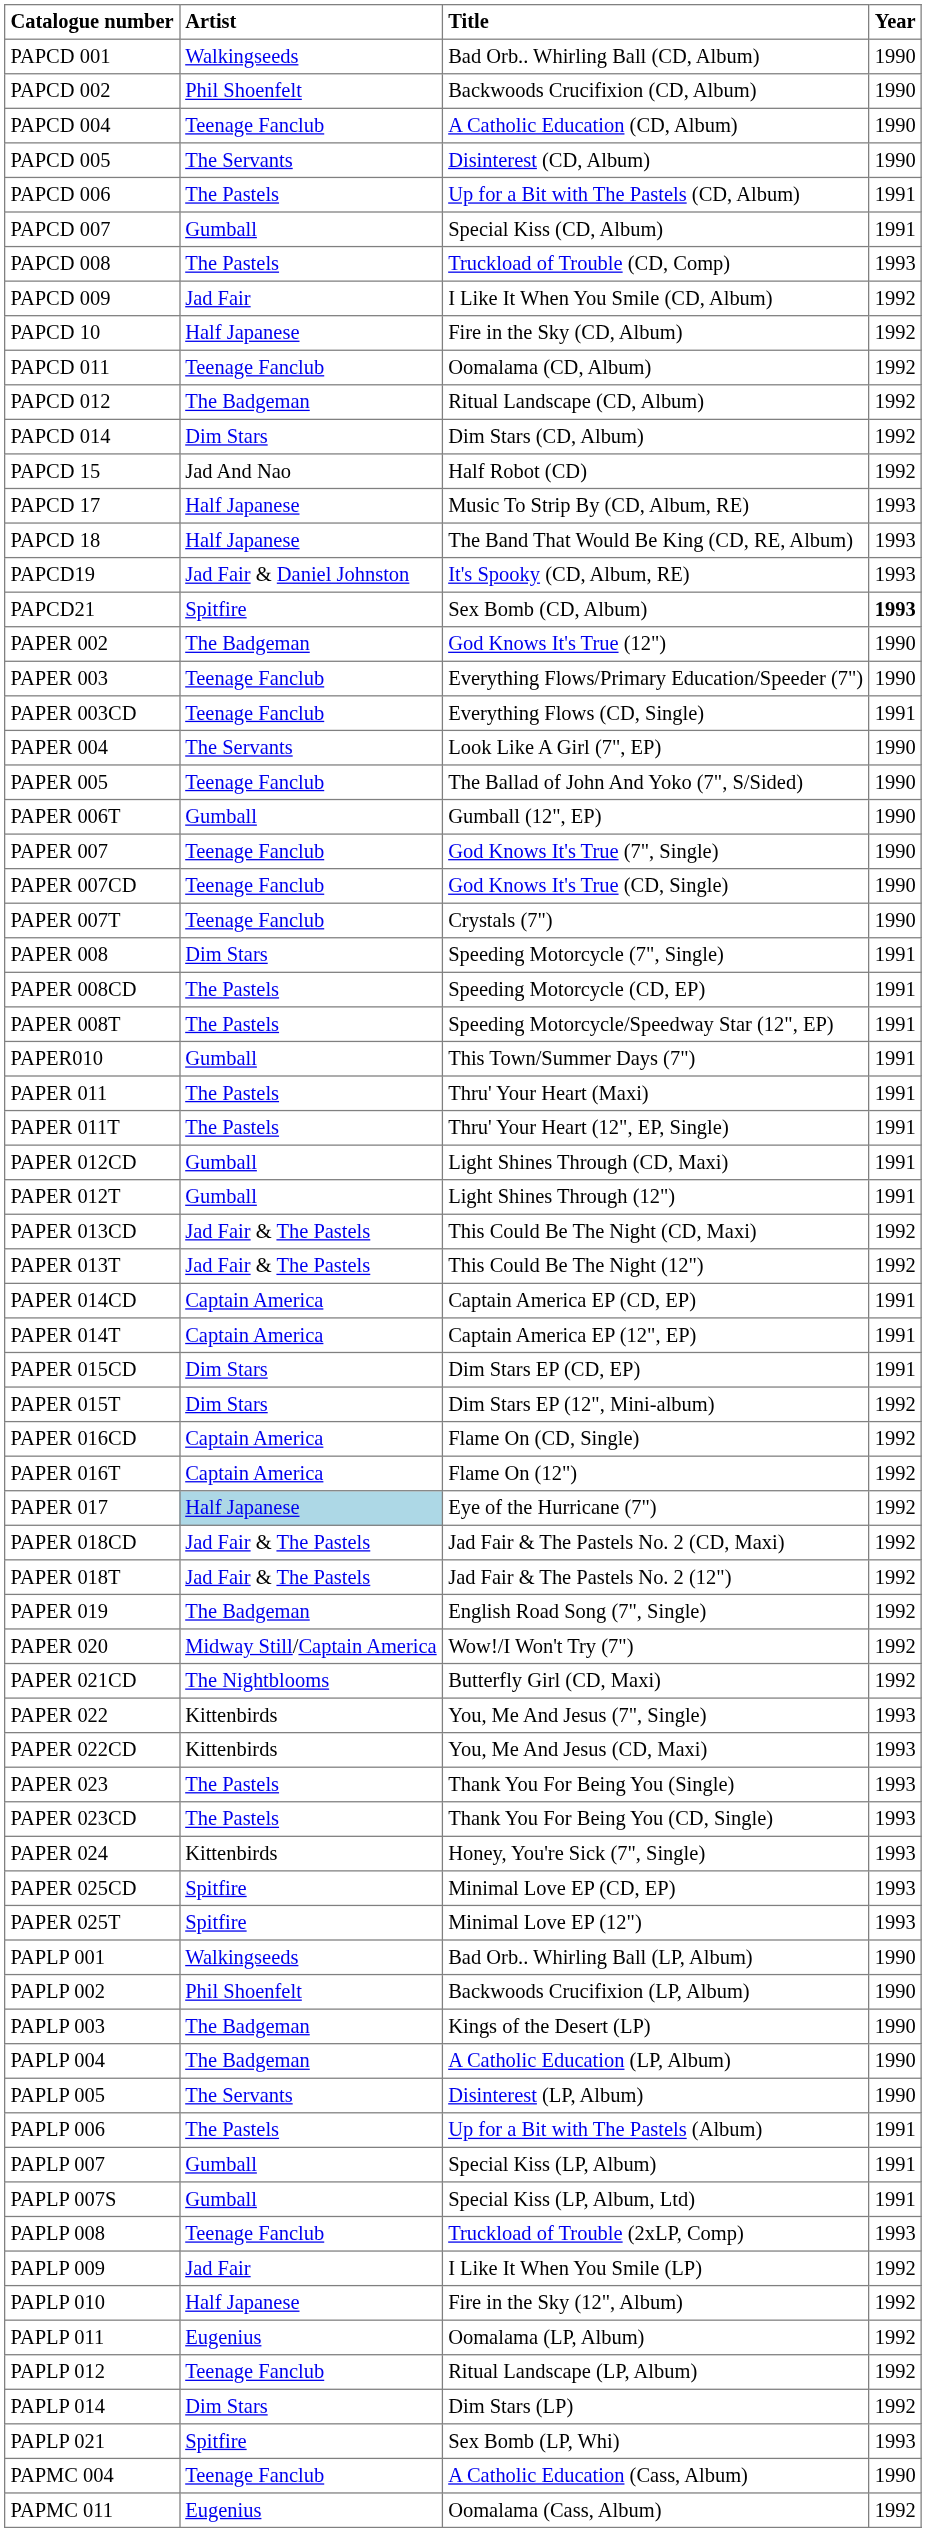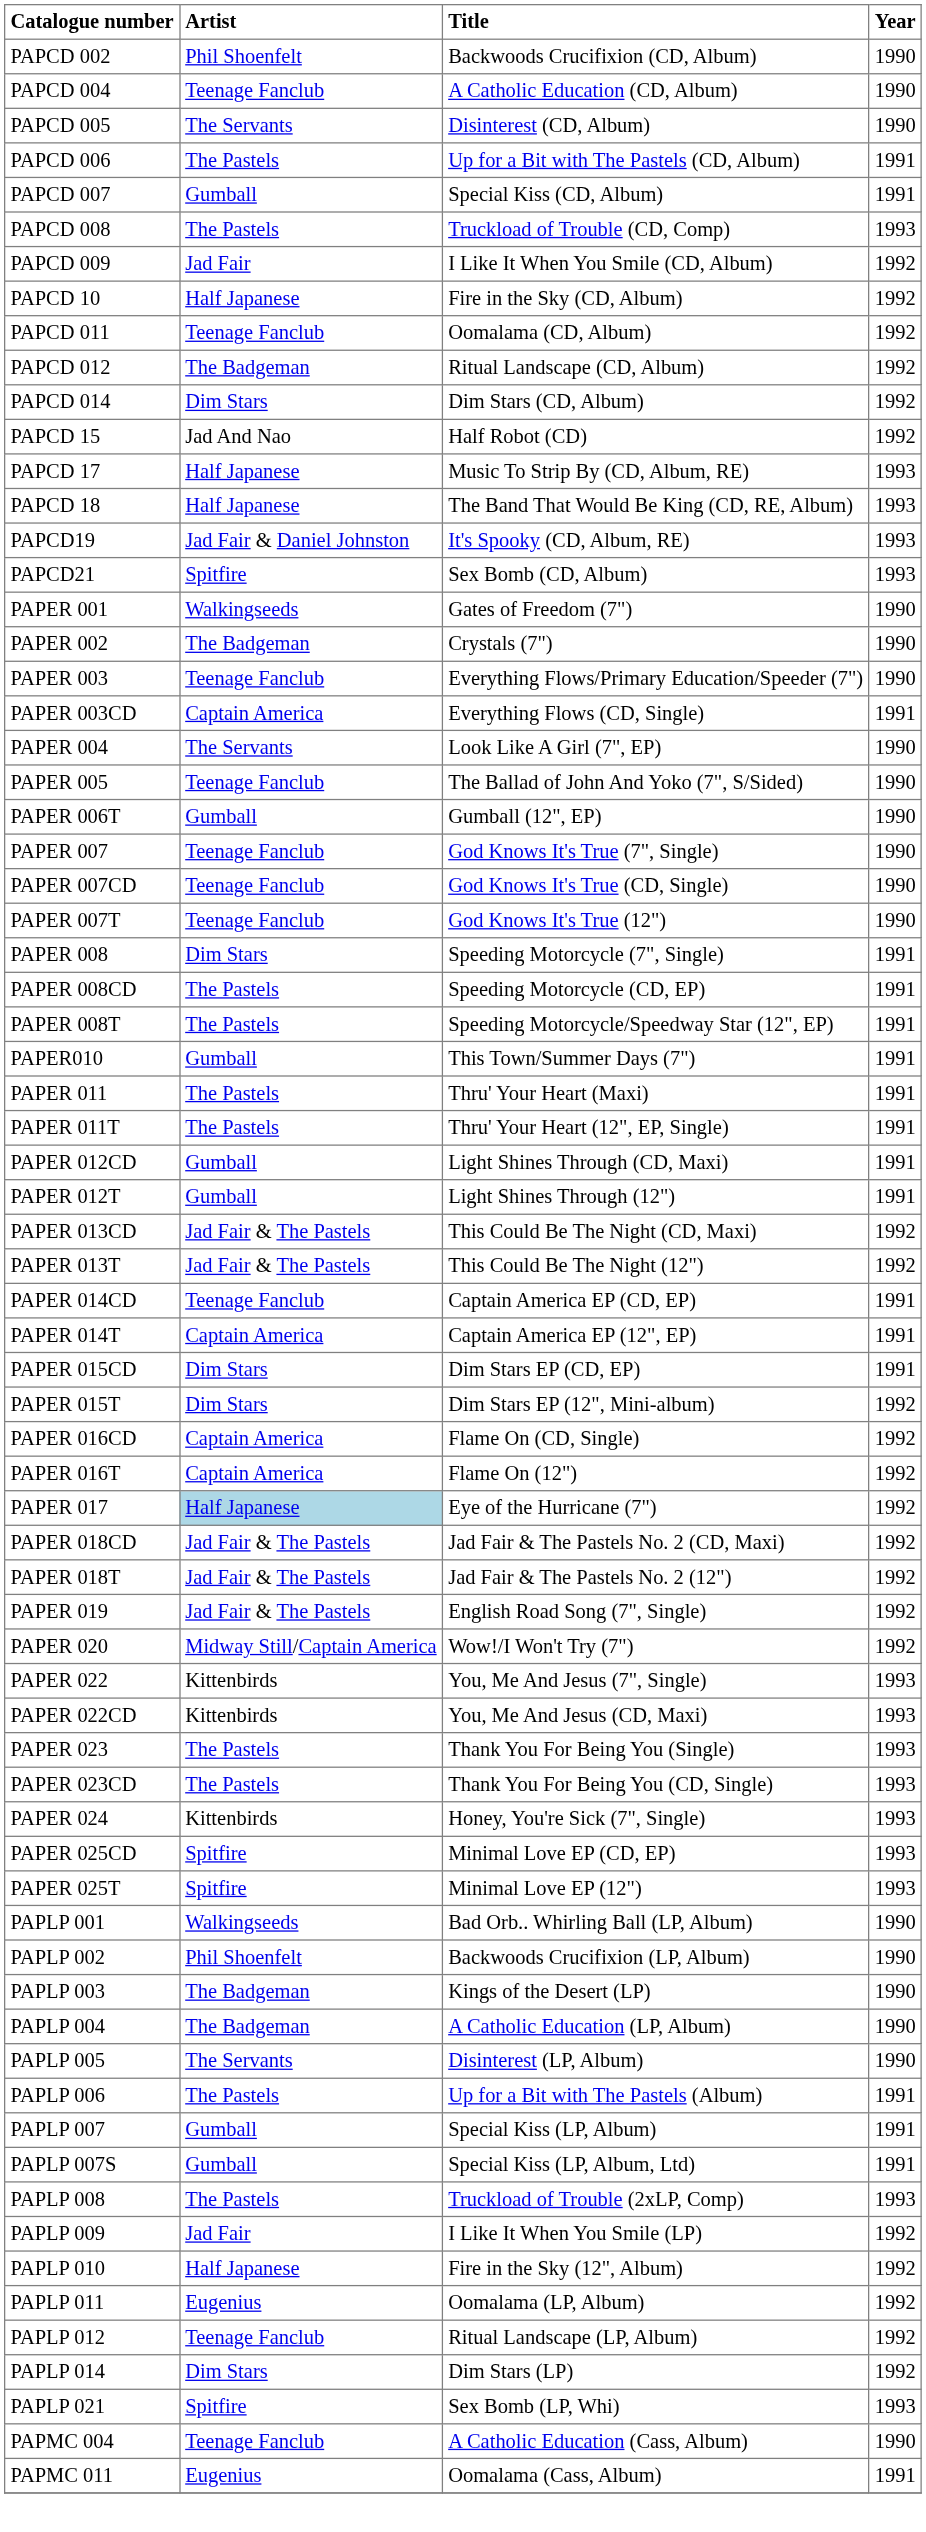- row: (60, 56)
(895, 609) bold -> (895, 574) normal
+ row: (59, 609)
(557, 643) God Knows It's True (12") -> (500, 643) Crystals (7")
(255, 712) Teenage Fanclub -> (254, 712) Captain America
(500, 920) Crystals (7") -> (557, 920) God Knows It's True (12")
(254, 1300) Captain America -> (255, 1300) Teenage Fanclub
(247, 1611) The Badgeman -> (278, 1611) Jad Fair & The Pastels
- row: (73, 1680)
(255, 2233) Teenage Fanclub -> (232, 2199) The Pastels
(895, 2510) 1992 -> (895, 2475) 1991
